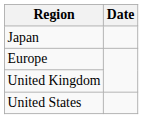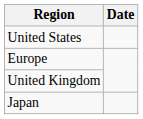rows swapped: (44, 102) <-> (23, 37)
